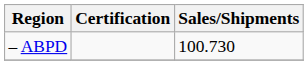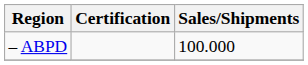(207, 45) 100.730 -> (207, 45) 100.000
